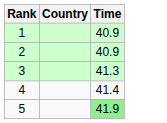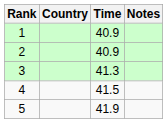+ column: (144, 14)
(107, 90) 41.4 -> (107, 90) 41.5
(107, 109) lightgreen background -> (107, 109) no background
